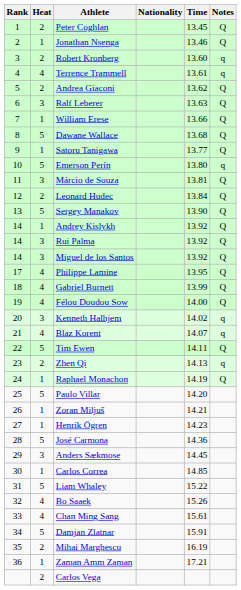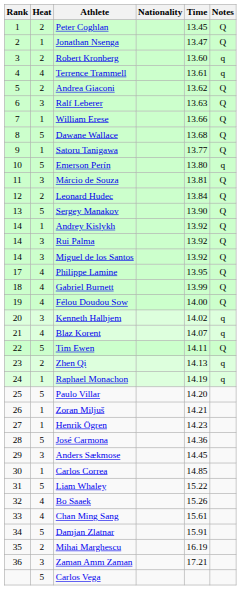(197, 42) 13.46 -> (197, 42) 13.47
(223, 379) Q -> (223, 379) q
(42, 562) 1 -> (42, 562) 3
(42, 577) 2 -> (42, 577) 5
